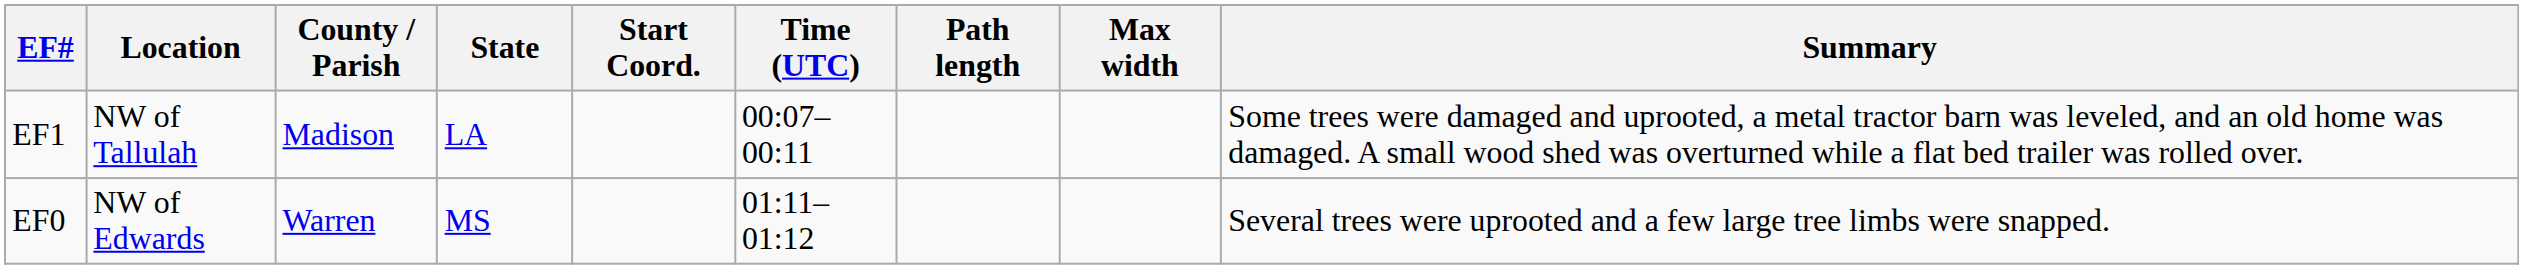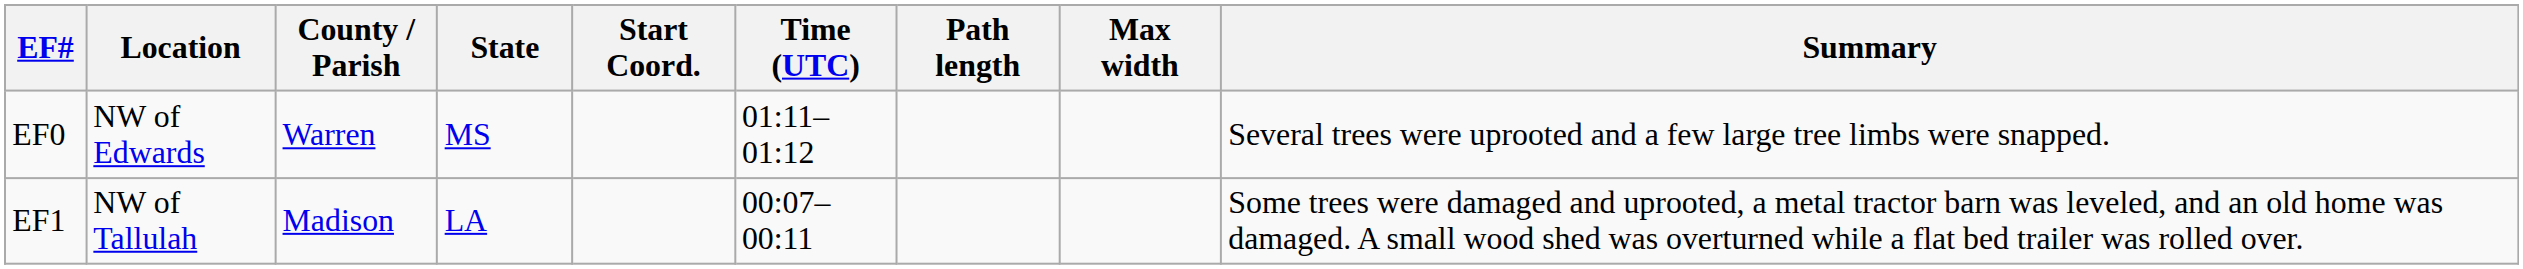rows swapped: (39, 133) <-> (39, 220)
